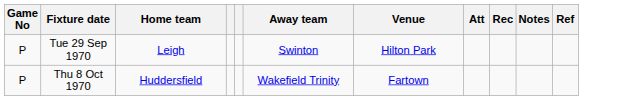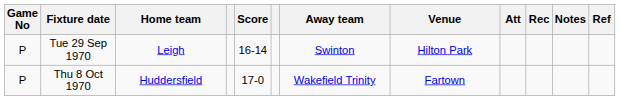+ column: (253, 19)
